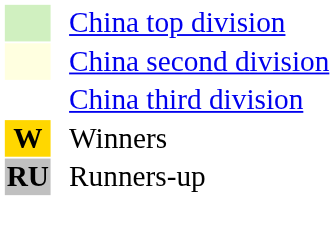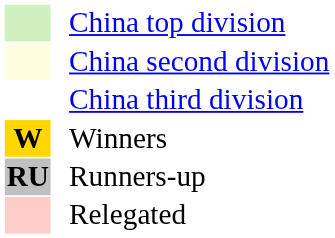+ row: (120, 214)
